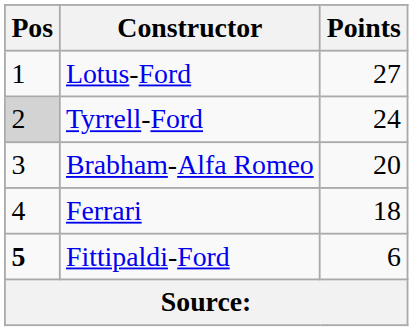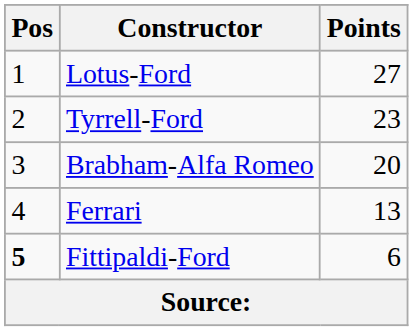(18, 119) lightgrey background -> (18, 119) no background
(387, 119) 24 -> (387, 119) 23
(387, 211) 18 -> (387, 211) 13
